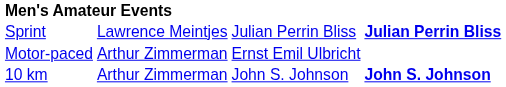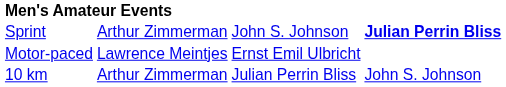(162, 32) Lawrence Meintjes -> (162, 32) Arthur Zimmerman
(294, 32) Julian Perrin Bliss -> (290, 32) John S. Johnson
(162, 53) Arthur Zimmerman -> (162, 53) Lawrence Meintjes
(290, 75) John S. Johnson -> (294, 75) Julian Perrin Bliss
(428, 75) bold -> (423, 75) normal
